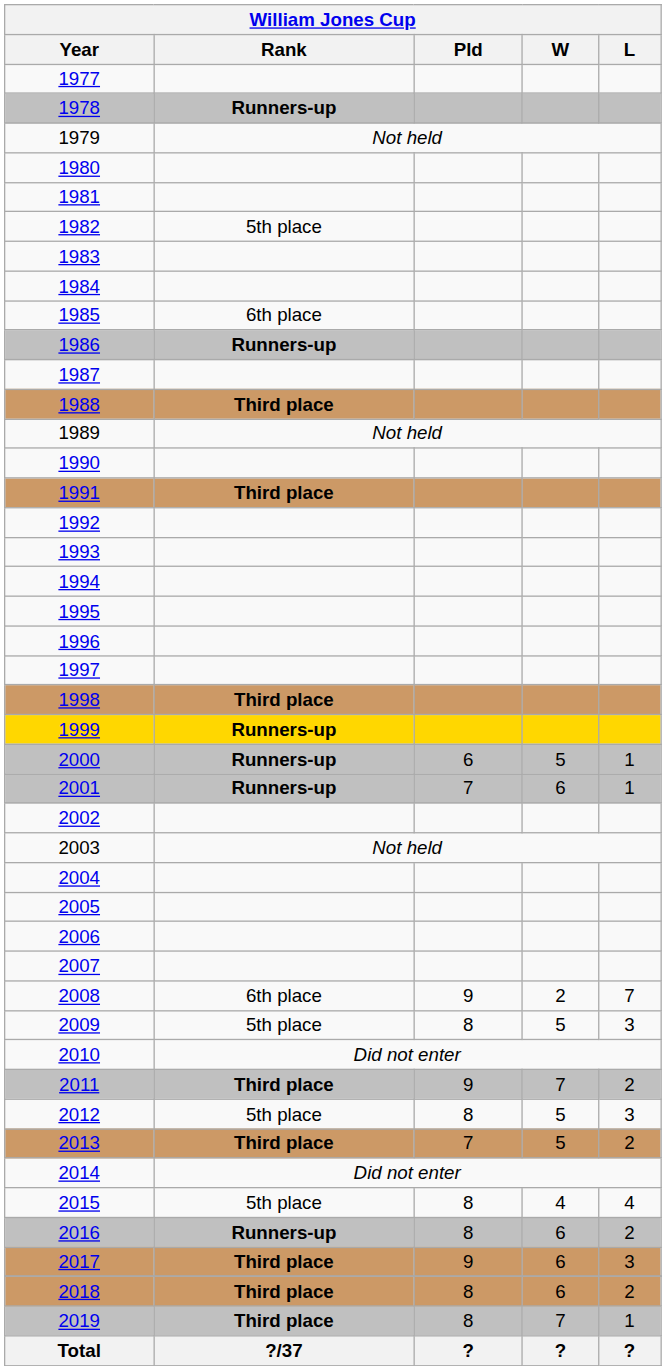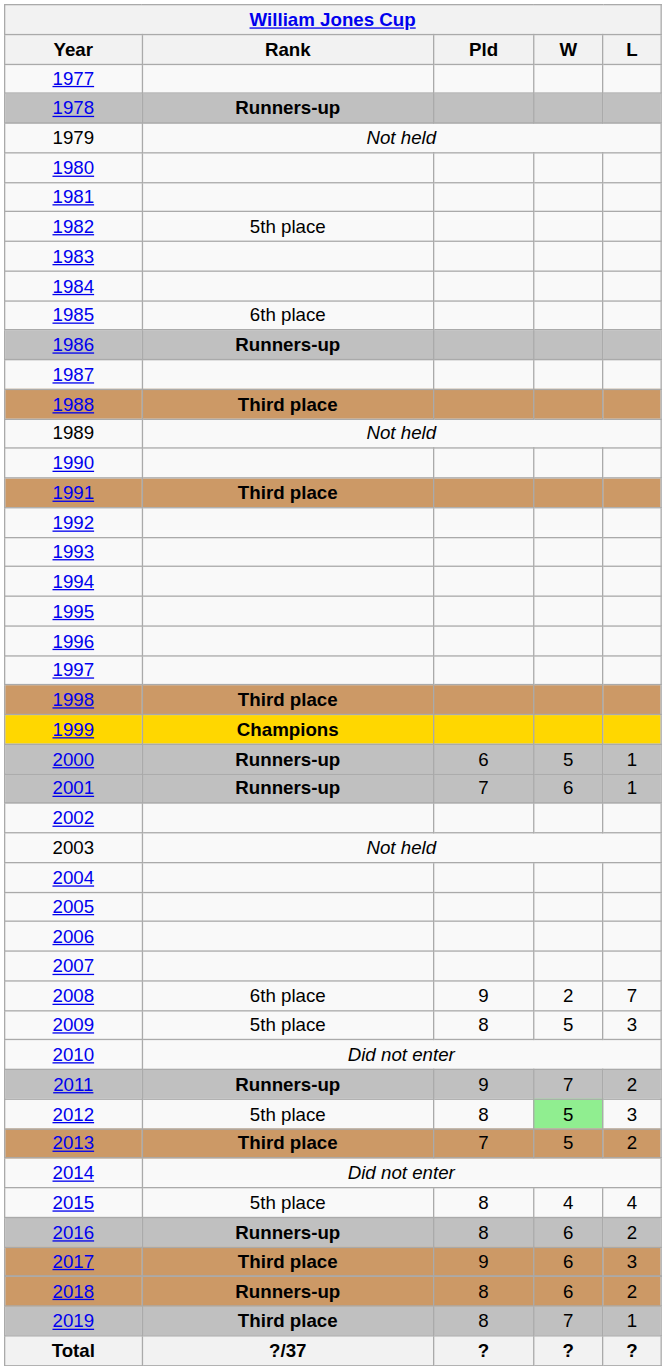(284, 730) Runners-up -> (288, 730) Champions
(284, 1085) Third place -> (288, 1085) Runners-up
(560, 1114) no background -> (568, 1114) lightgreen background
(284, 1292) Third place -> (288, 1292) Runners-up
